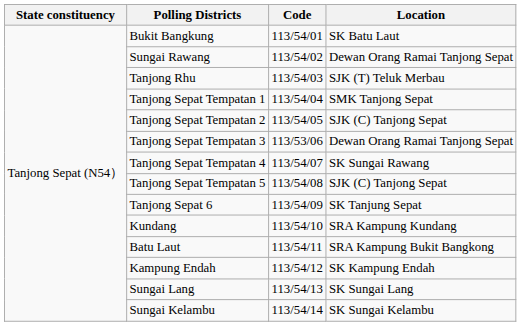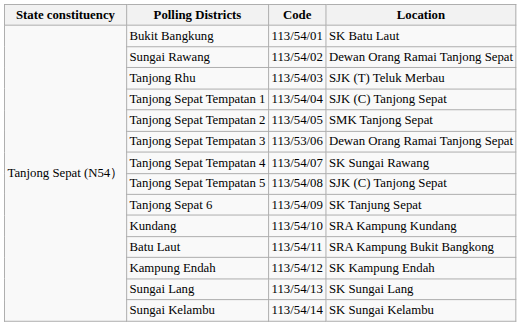(381, 99) SMK Tanjong Sepat -> (388, 99) SJK (C) Tanjong Sepat
(388, 120) SJK (C) Tanjong Sepat -> (381, 120) SMK Tanjong Sepat
